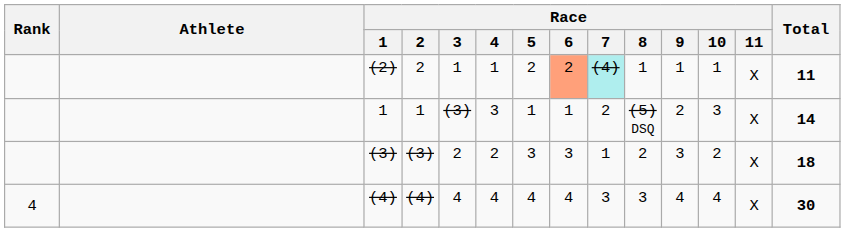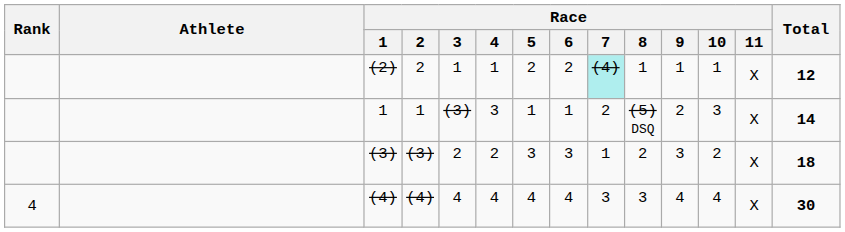(569, 77) lightsalmon background -> (569, 77) no background
(806, 77) 11 -> (806, 77) 12
